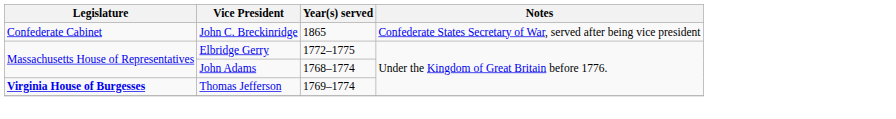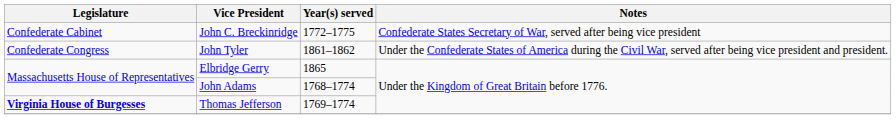(315, 31) 1865 -> (329, 31) 1772–1775
+ row: (224, 50)
(329, 50) 1772–1775 -> (315, 68) 1865
